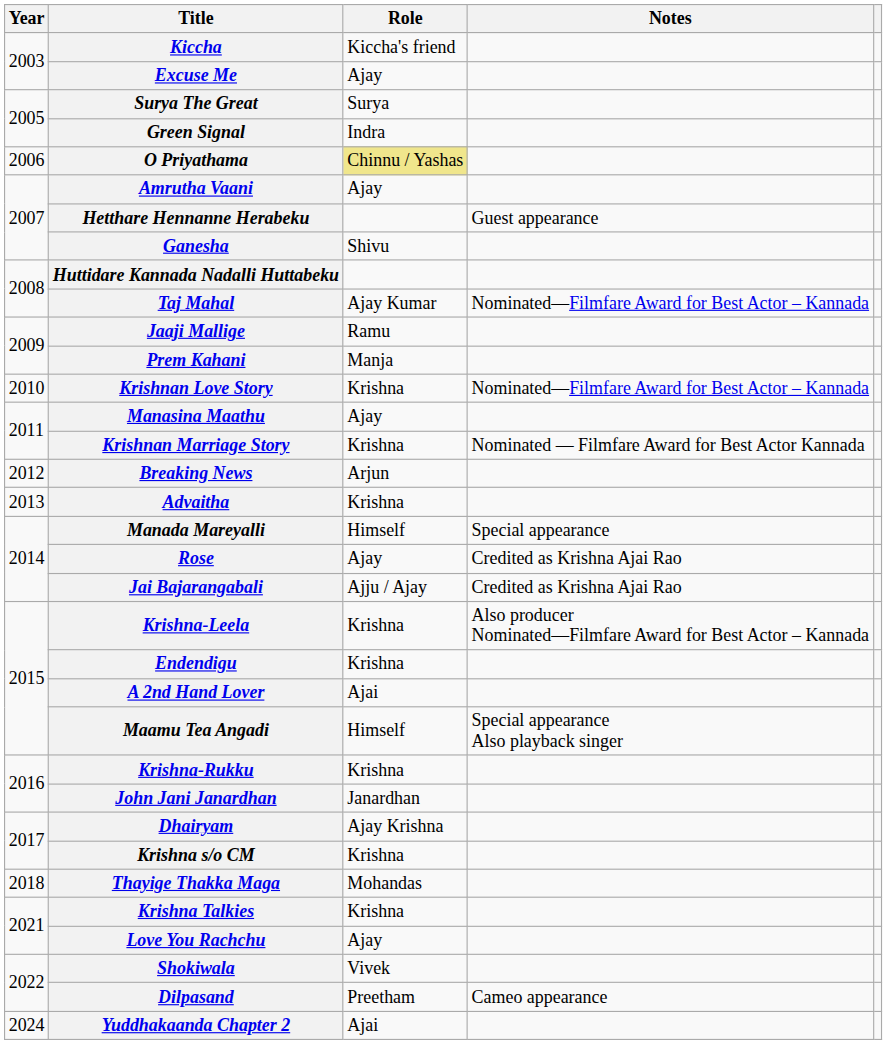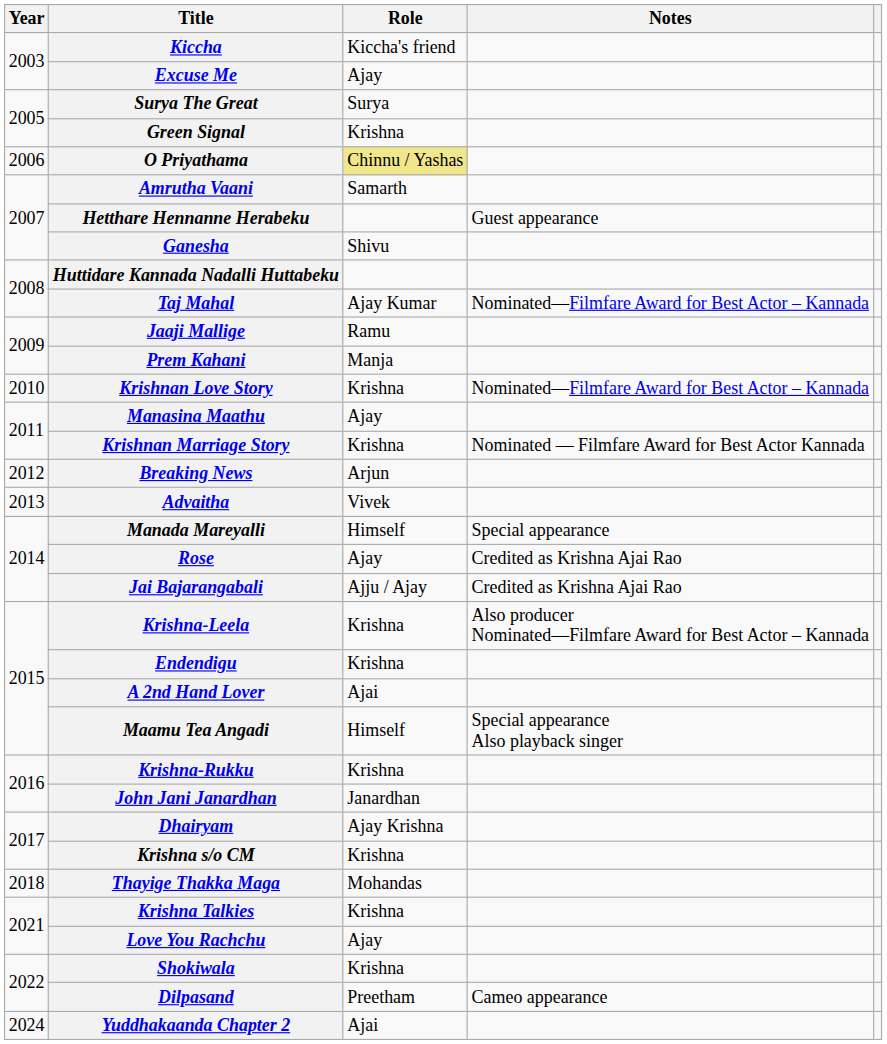(366, 132) Indra -> (376, 132) Krishna
(365, 189) Ajay -> (377, 189) Samarth
(376, 501) Krishna -> (369, 501) Vivek
(369, 968) Vivek -> (376, 968) Krishna
